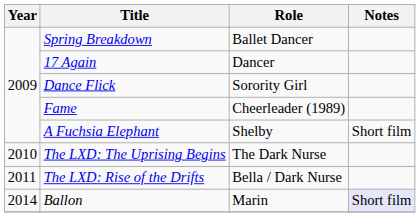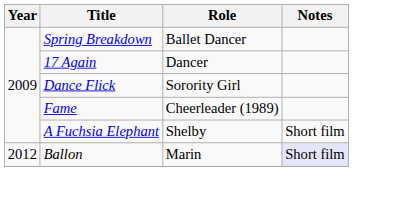- row: (135, 154)
- row: (124, 177)
(22, 200) 2014 -> (22, 154) 2012
